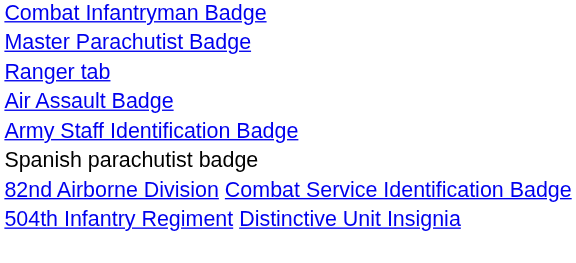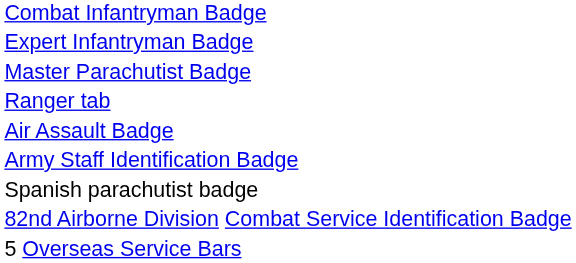+ row: (129, 42)
- row: (233, 219)
+ row: (123, 248)
